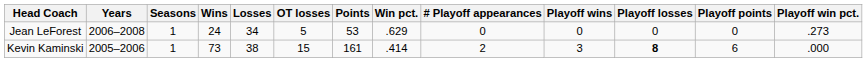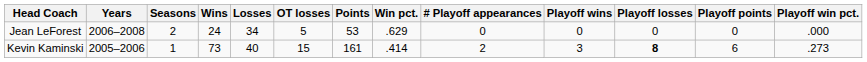(173, 31) 1 -> (173, 31) 2
(818, 31) .273 -> (818, 31) .000
(252, 48) 38 -> (252, 48) 40
(818, 48) .000 -> (818, 48) .273
